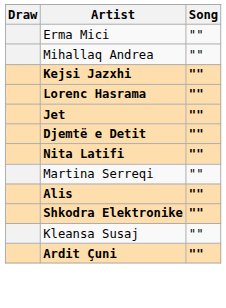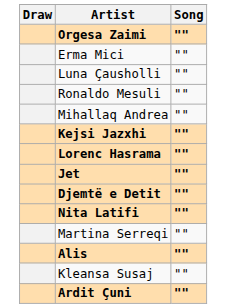+ row: (102, 34)
+ row: (109, 74)
+ row: (109, 94)
- row: (113, 214)
